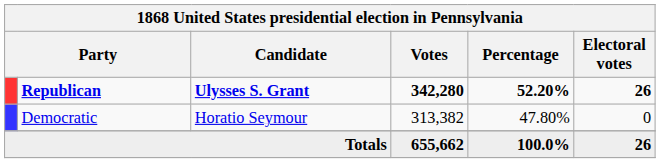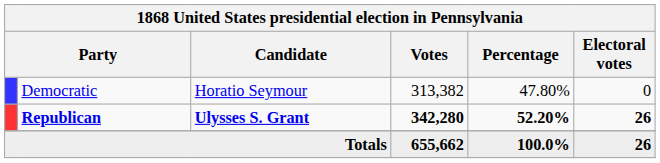rows swapped: (61, 90) <-> (59, 117)
